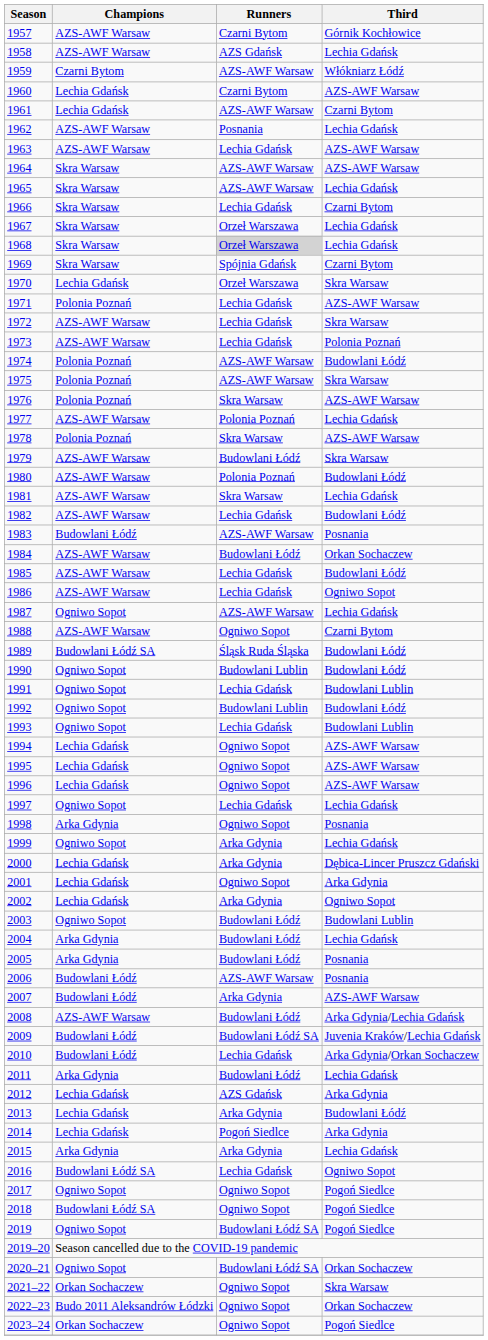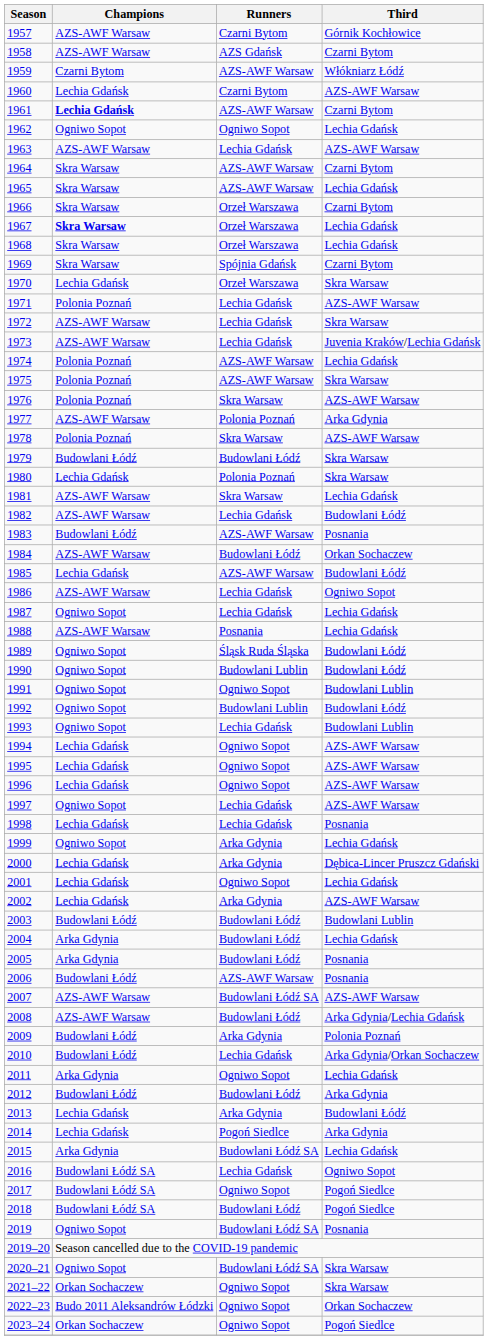(361, 52) Lechia Gdańsk -> (359, 52) Czarni Bytom
(92, 110) normal -> (95, 110) bold
(103, 129) AZS-AWF Warsaw -> (91, 129) Ogniwo Sopot
(241, 129) Posnania -> (254, 129) Ogniwo Sopot
(372, 168) AZS-AWF Warsaw -> (359, 168) Czarni Bytom
(256, 206) Lechia Gdańsk -> (259, 206) Orzeł Warszawa
(87, 226) normal -> (91, 226) bold
(259, 245) lightgrey background -> (259, 245) no background
(362, 341) Polonia Poznań -> (402, 341) Juvenia Kraków/Lechia Gdańsk
(365, 361) Budowlani Łódź -> (361, 361) Lechia Gdańsk
(361, 419) Lechia Gdańsk -> (356, 419) Arka Gdynia
(103, 457) AZS-AWF Warsaw -> (96, 457) Budowlani Łódź
(103, 476) AZS-AWF Warsaw -> (92, 476) Lechia Gdańsk
(365, 476) Budowlani Łódź -> (356, 476) Skra Warsaw
(103, 573) AZS-AWF Warsaw -> (92, 573) Lechia Gdańsk
(256, 573) Lechia Gdańsk -> (266, 573) AZS-AWF Warsaw
(266, 611) AZS-AWF Warsaw -> (256, 611) Lechia Gdańsk
(254, 631) Ogniwo Sopot -> (241, 631) Posnania
(359, 631) Czarni Bytom -> (361, 631) Lechia Gdańsk
(105, 650) Budowlani Łódź SA -> (91, 650) Ogniwo Sopot
(256, 689) Lechia Gdańsk -> (254, 689) Ogniwo Sopot
(361, 804) Lechia Gdańsk -> (372, 804) AZS-AWF Warsaw
(87, 824) Arka Gdynia -> (92, 824) Lechia Gdańsk
(254, 824) Ogniwo Sopot -> (256, 824) Lechia Gdańsk
(356, 881) Arka Gdynia -> (361, 881) Lechia Gdańsk
(360, 901) Ogniwo Sopot -> (372, 901) AZS-AWF Warsaw
(91, 920) Ogniwo Sopot -> (96, 920) Budowlani Łódź
(96, 997) Budowlani Łódź -> (103, 997) AZS-AWF Warsaw
(250, 997) Arka Gdynia -> (269, 997) Budowlani Łódź SA
(269, 1036) Budowlani Łódź SA -> (250, 1036) Arka Gdynia
(402, 1036) Juvenia Kraków/Lechia Gdańsk -> (362, 1036) Polonia Poznań
(260, 1074) Budowlani Łódź -> (254, 1074) Ogniwo Sopot
(92, 1094) Lechia Gdańsk -> (96, 1094) Budowlani Łódź
(250, 1094) AZS Gdańsk -> (260, 1094) Budowlani Łódź
(250, 1151) Arka Gdynia -> (269, 1151) Budowlani Łódź SA
(91, 1190) Ogniwo Sopot -> (105, 1190) Budowlani Łódź SA
(254, 1209) Ogniwo Sopot -> (260, 1209) Budowlani Łódź
(359, 1229) Pogoń Siedlce -> (346, 1229) Posnania
(369, 1267) Orkan Sochaczew -> (356, 1267) Skra Warsaw
